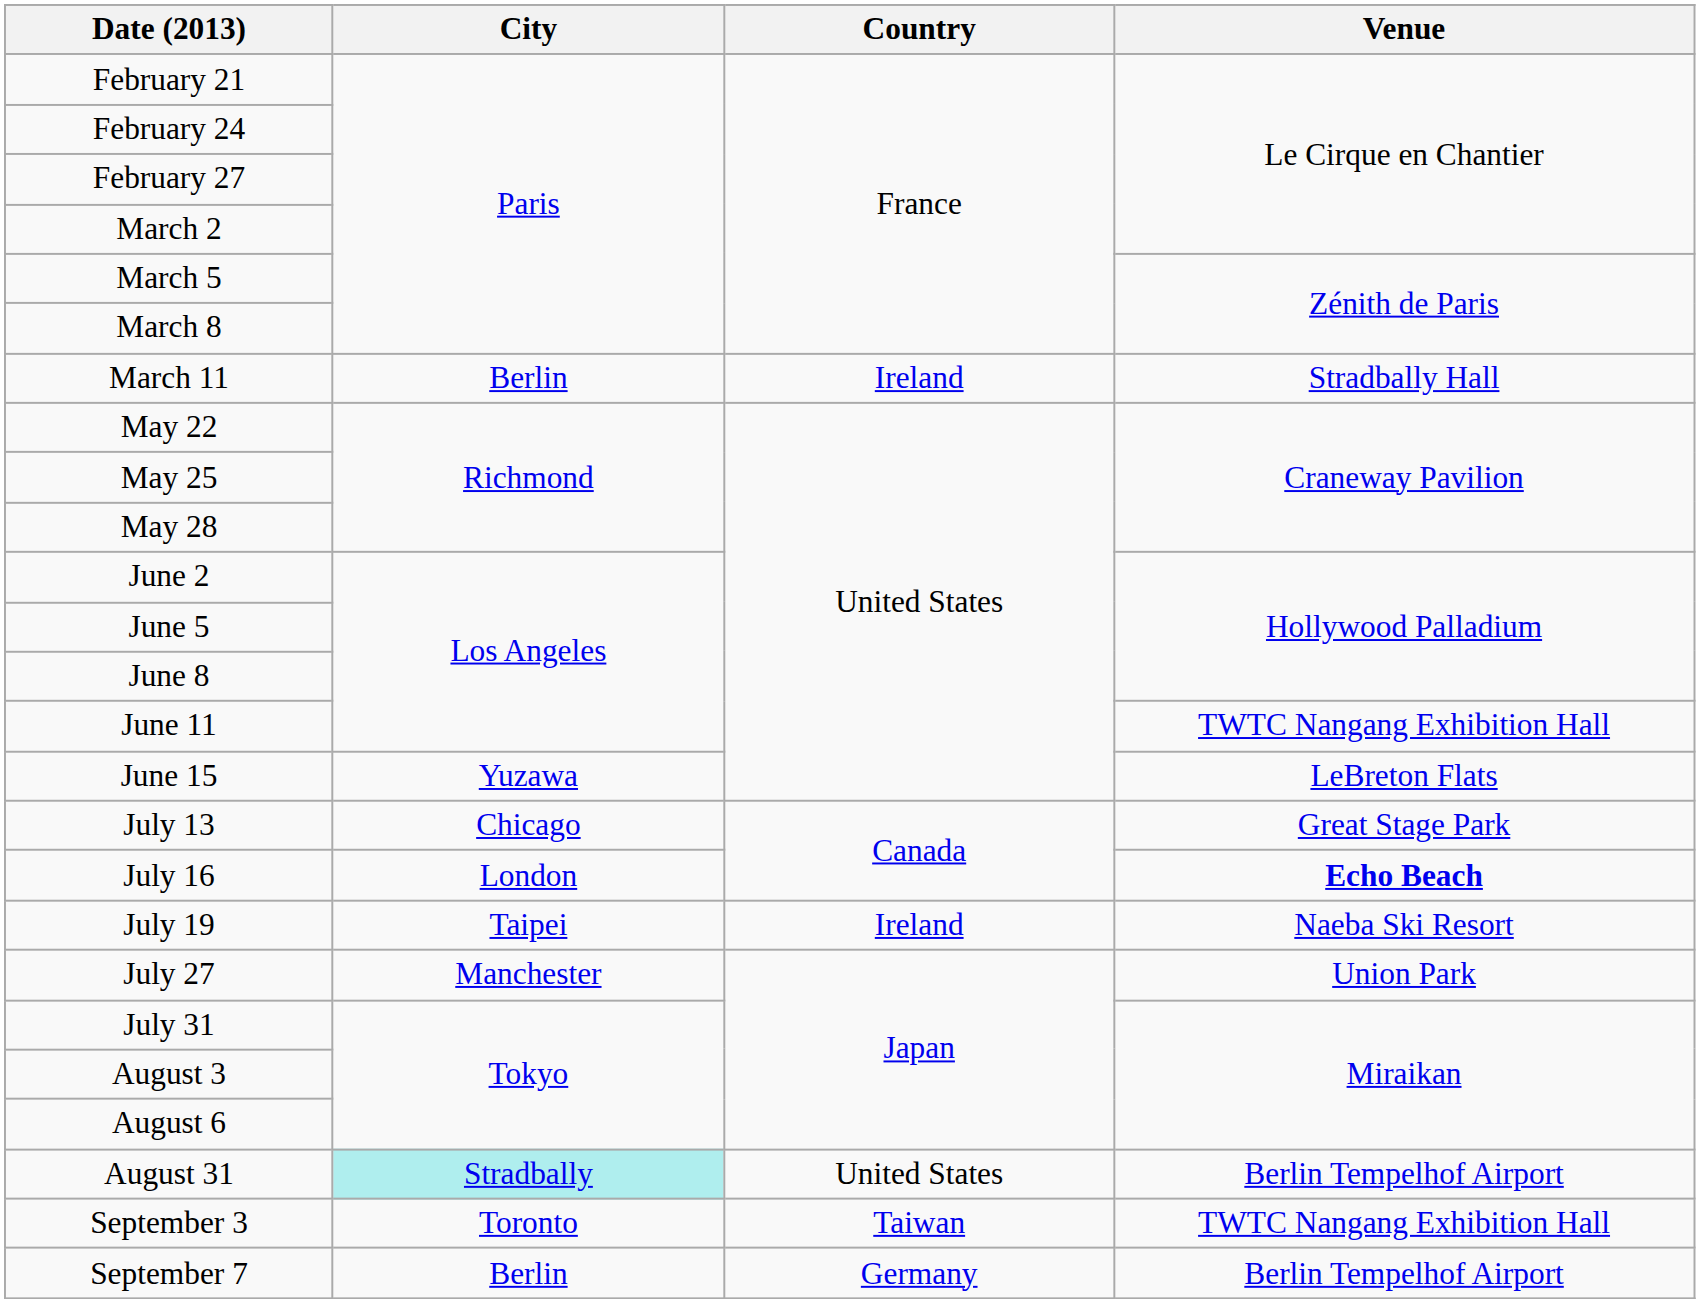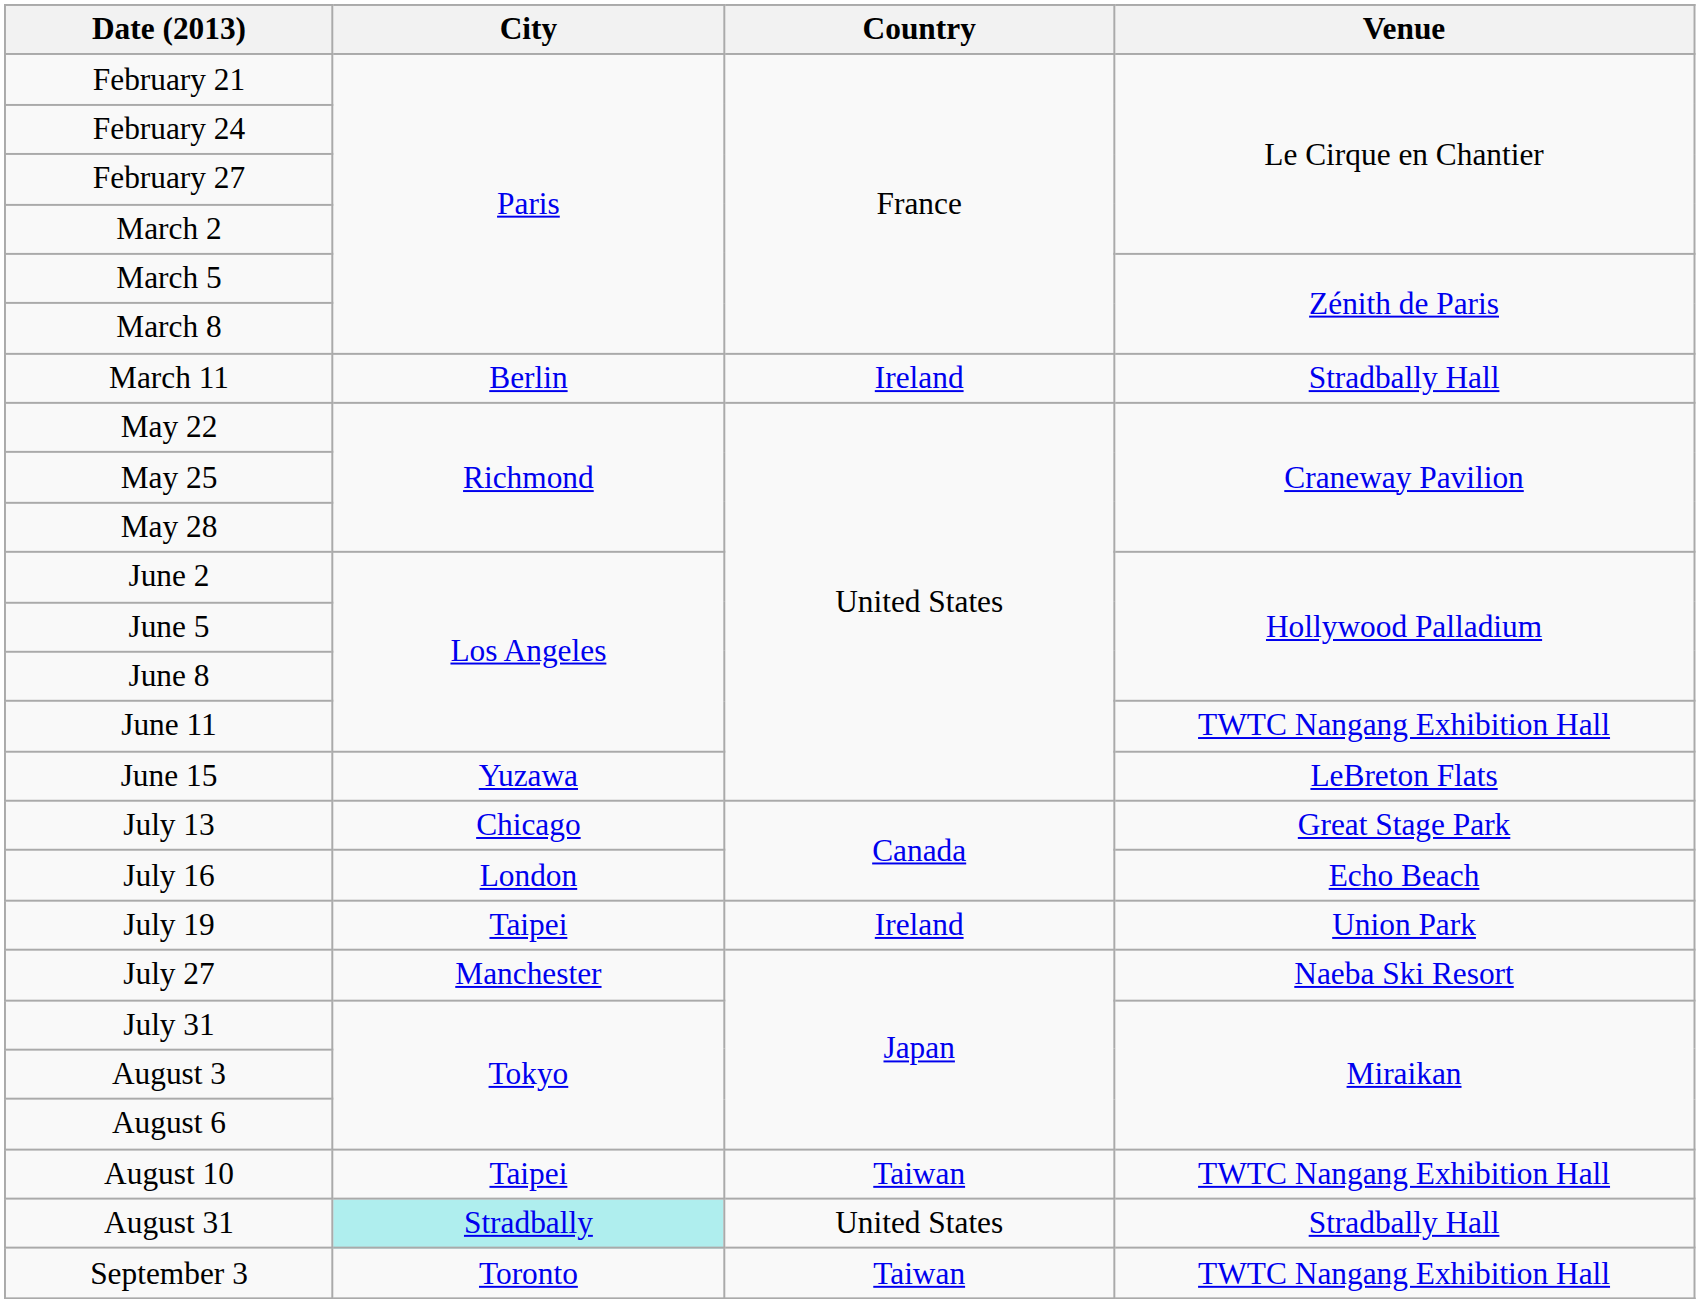(1404, 874) bold -> (1404, 874) normal
(1404, 924) Naeba Ski Resort -> (1404, 924) Union Park
(1404, 974) Union Park -> (1404, 974) Naeba Ski Resort
+ row: (169, 1173)
(1404, 1173) Berlin Tempelhof Airport -> (1404, 1223) Stradbally Hall
- row: (169, 1272)
